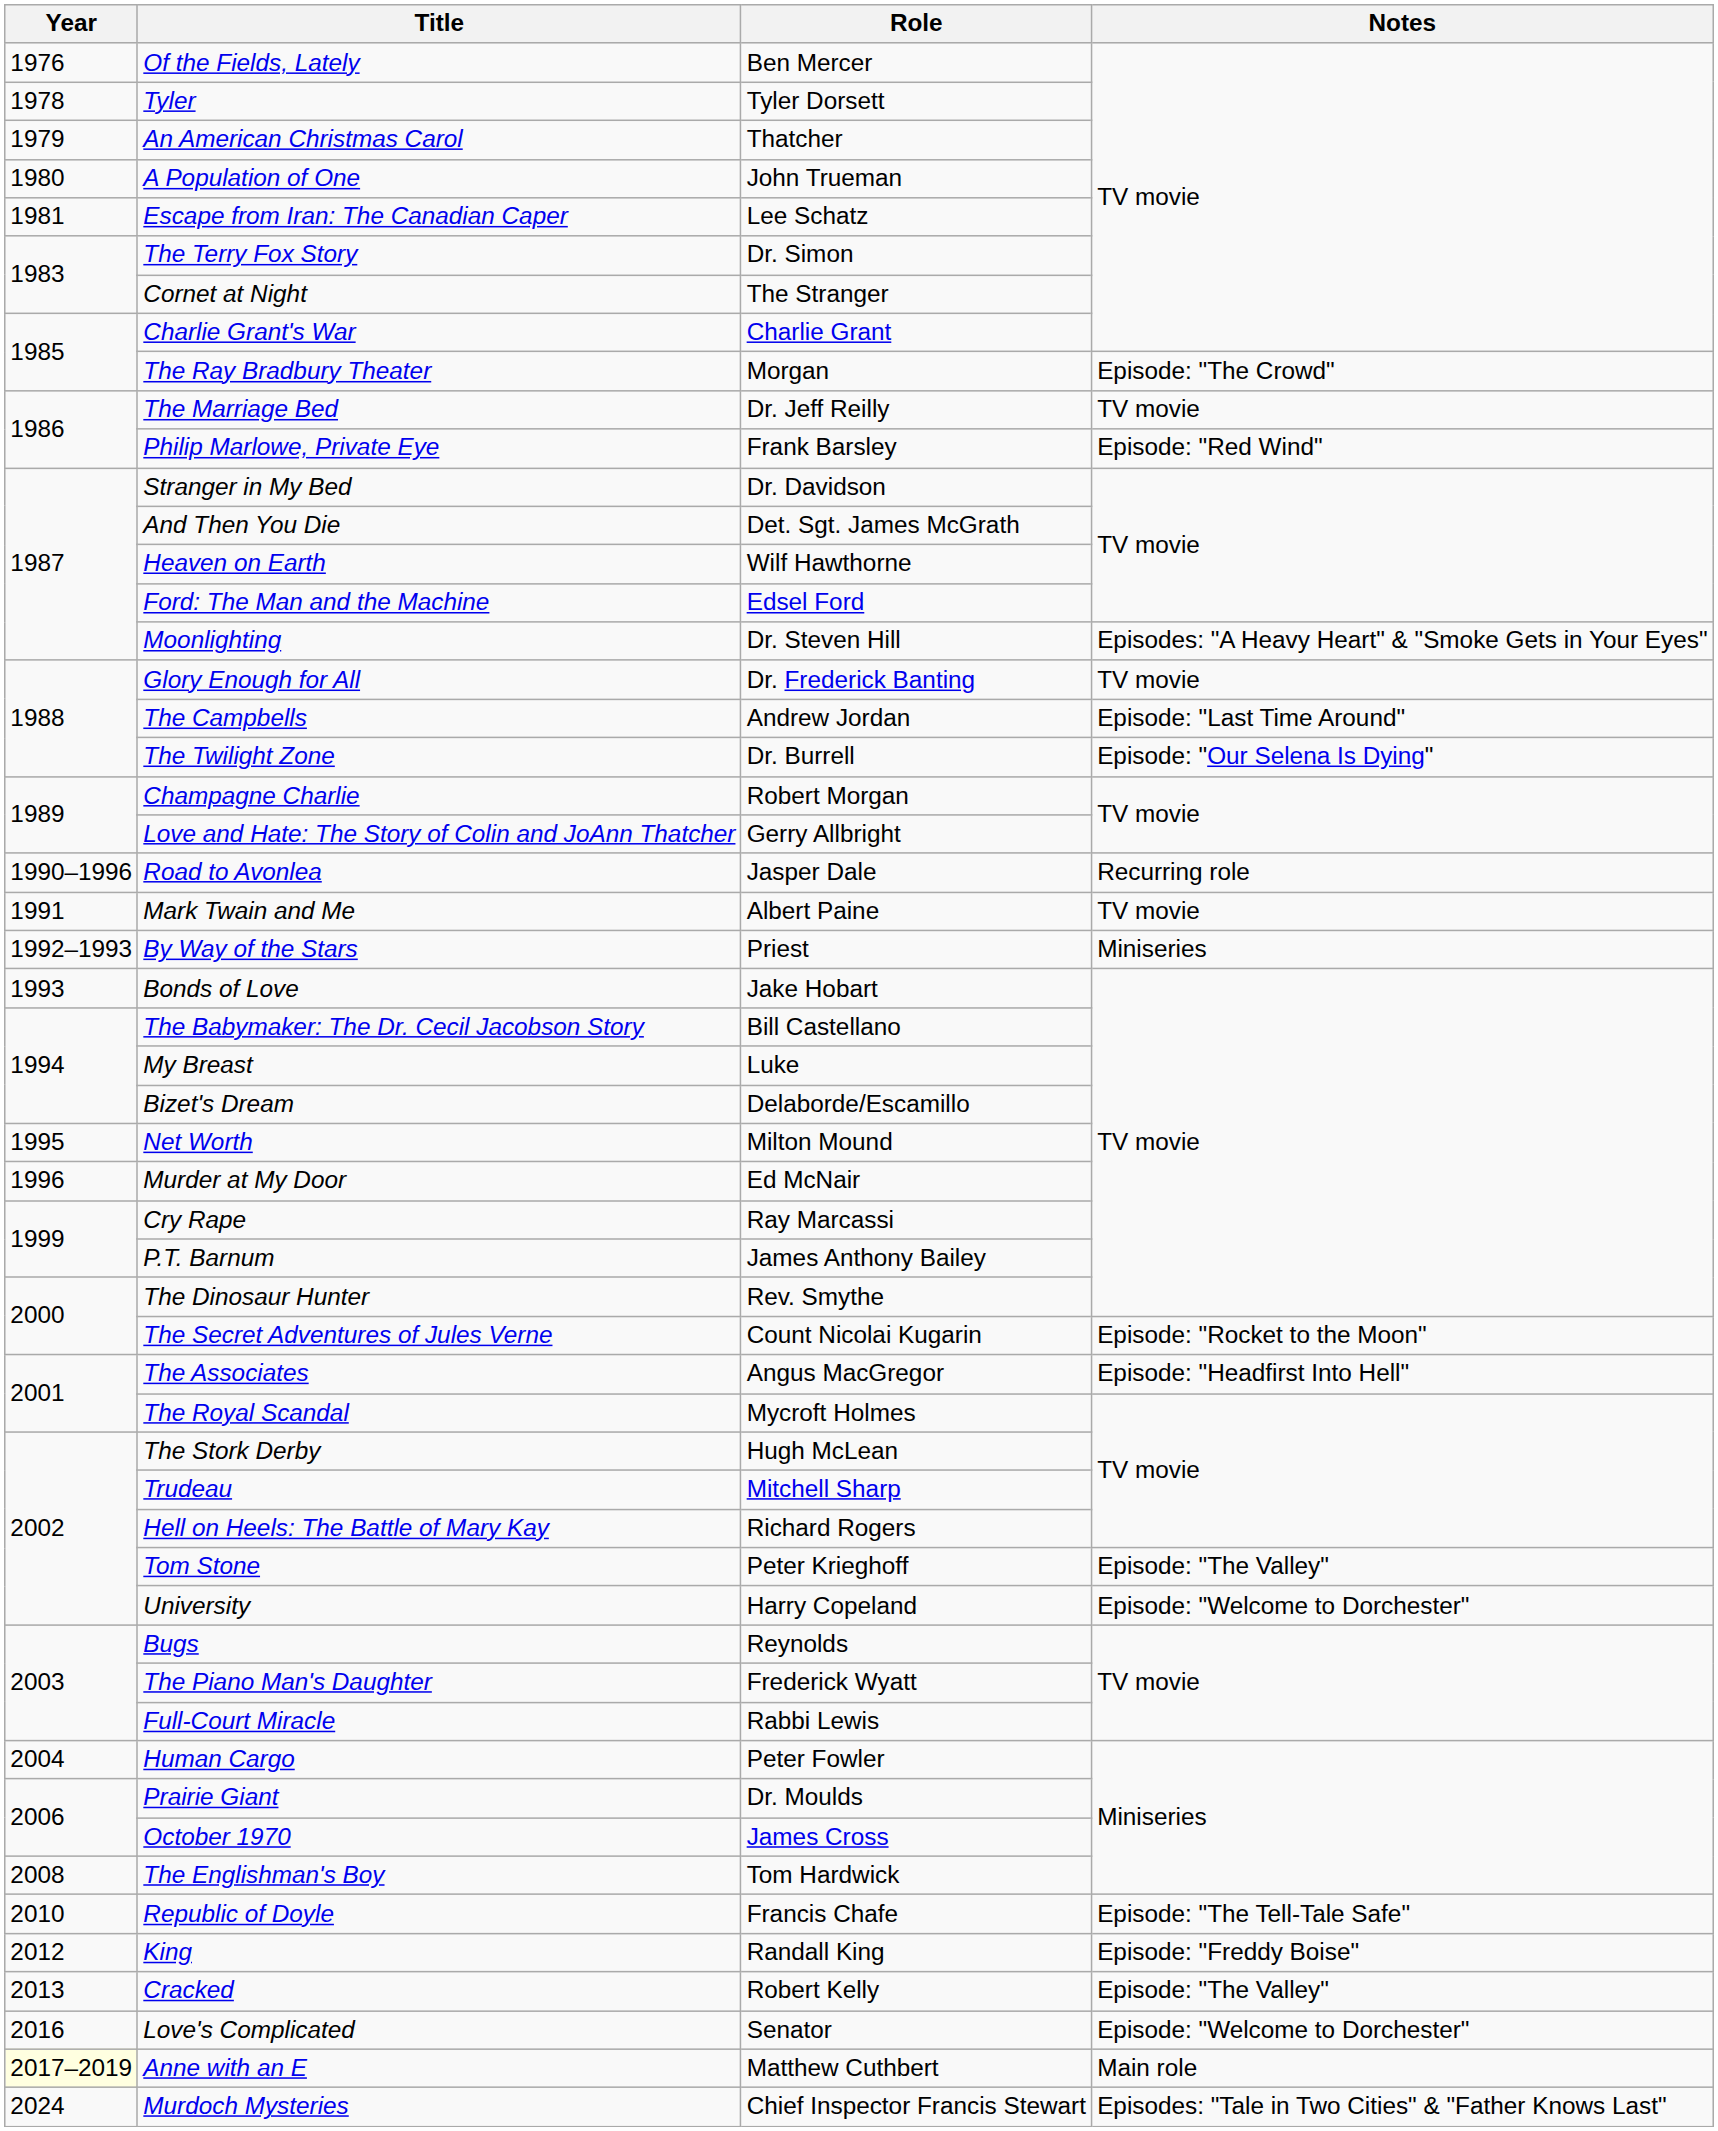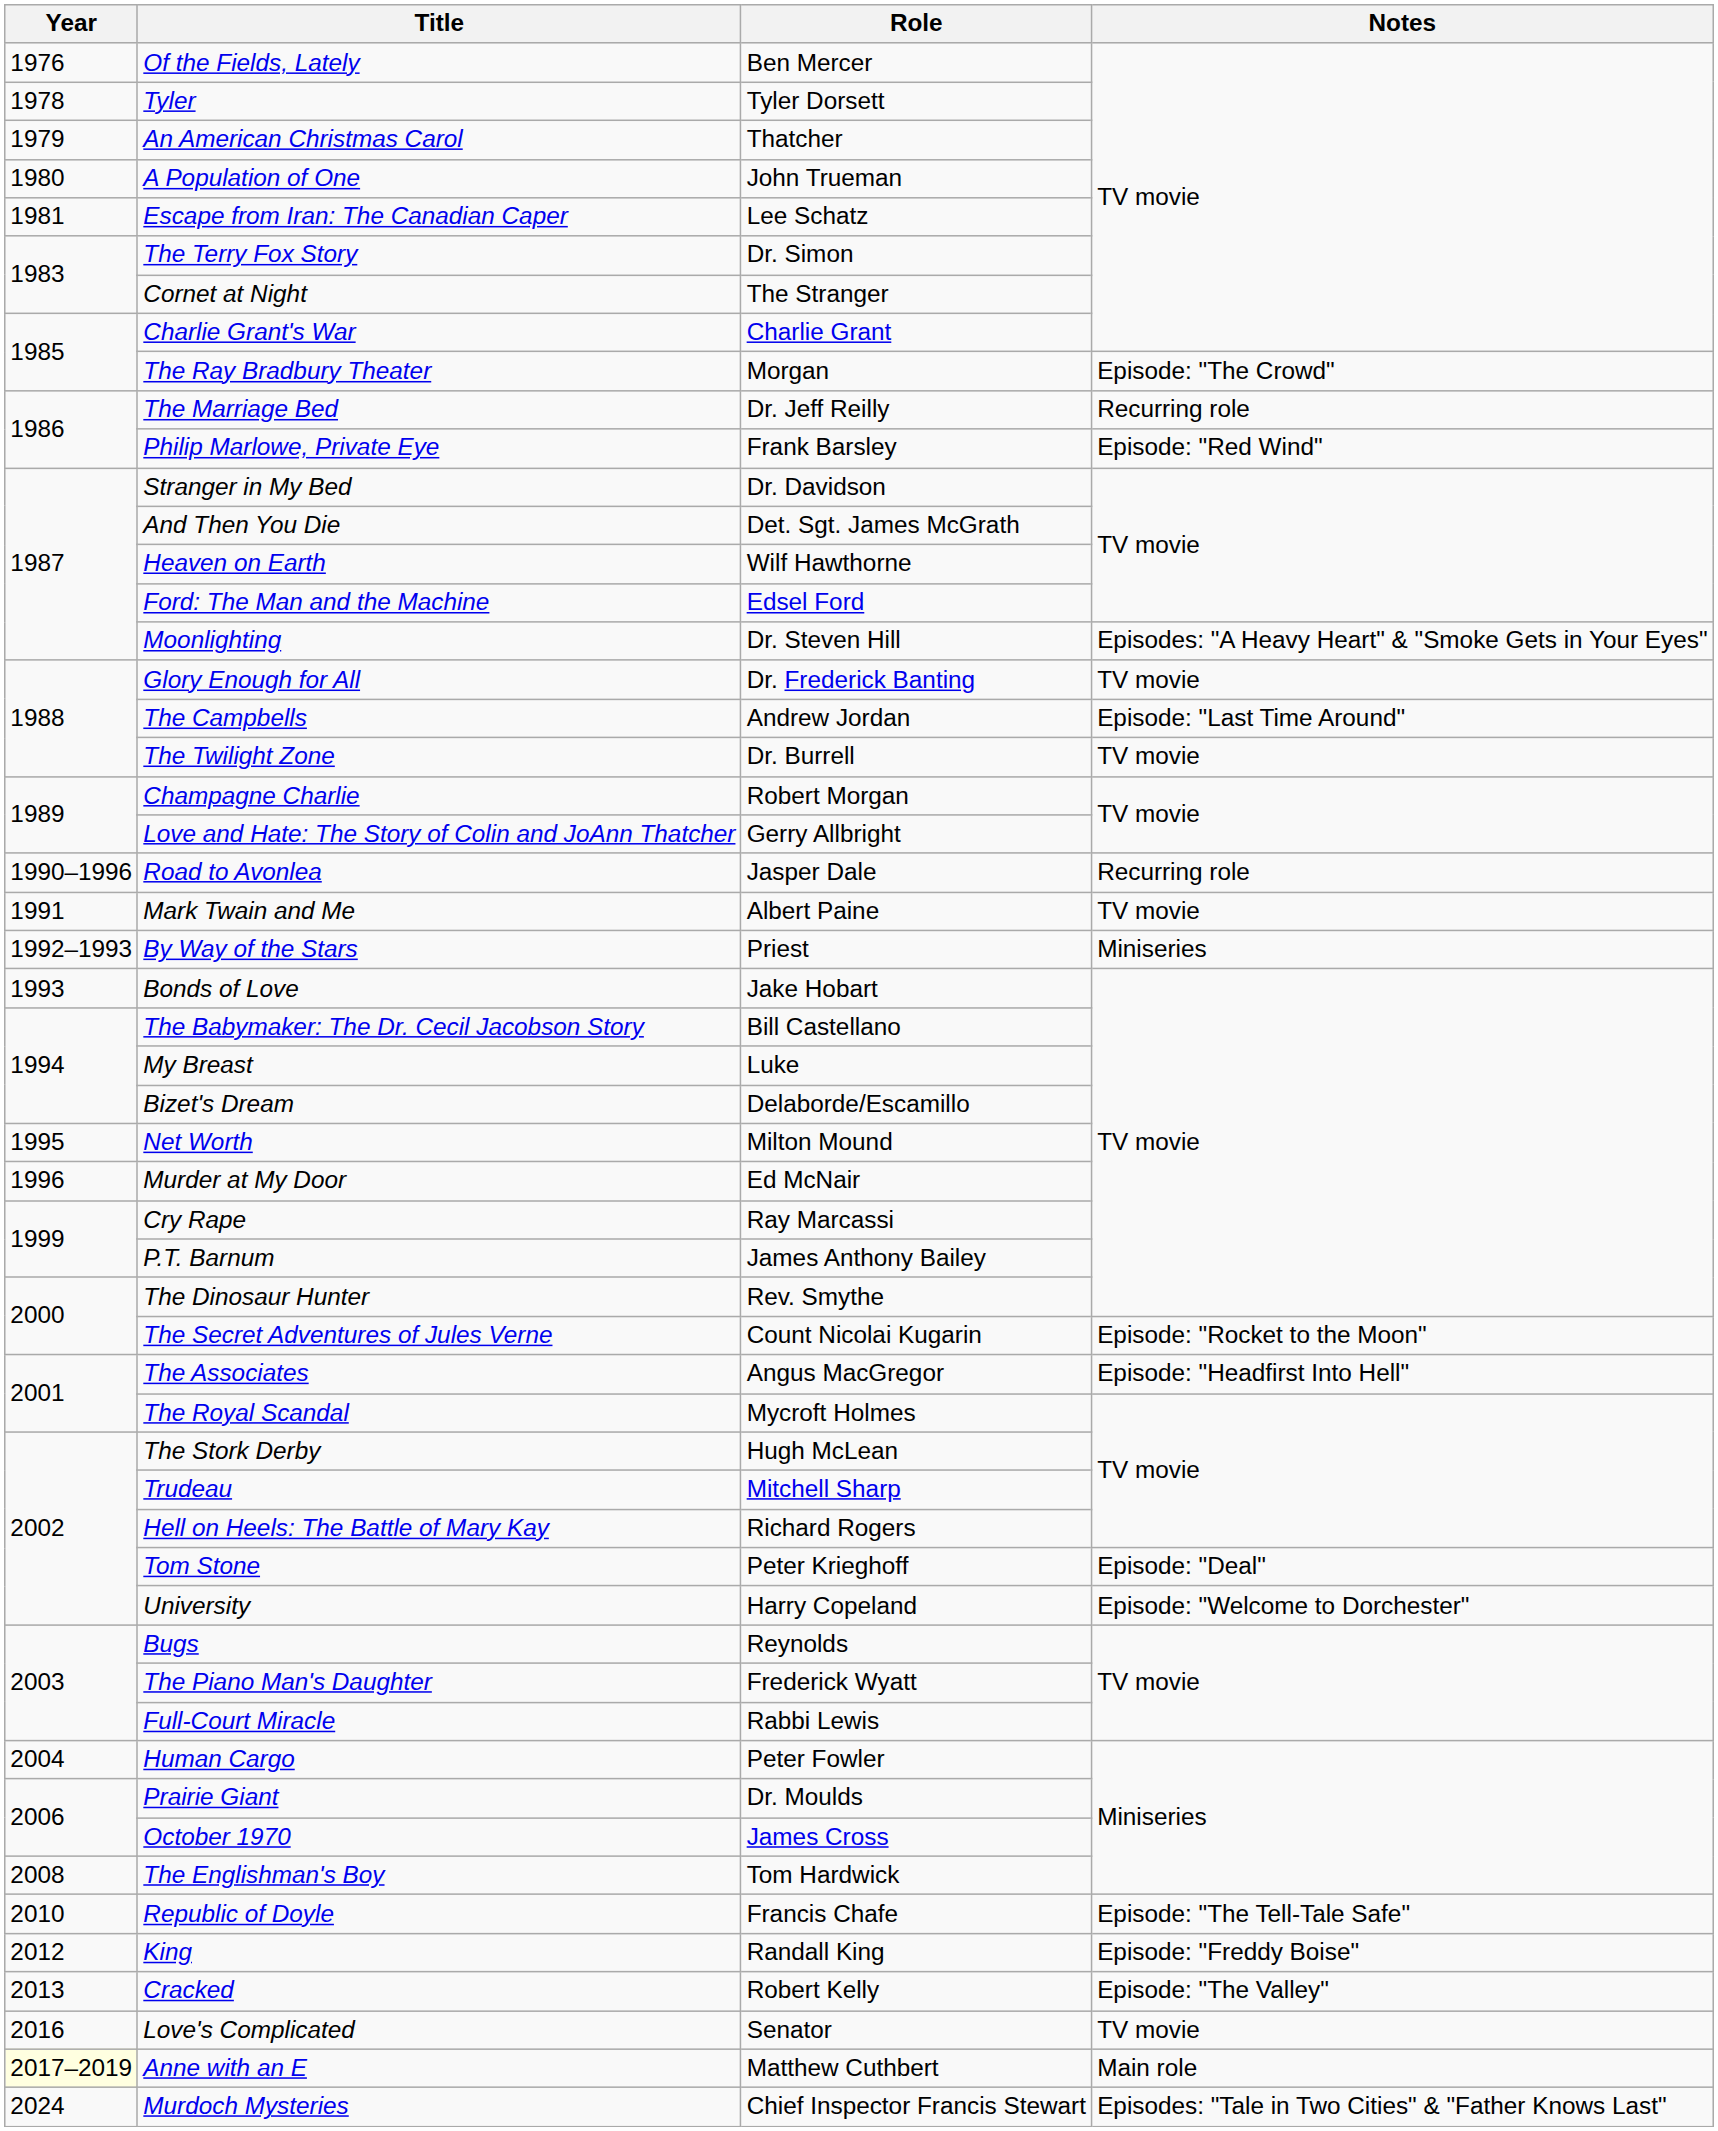(1149, 409) TV movie -> (1174, 409) Recurring role
(1265, 756) Episode: "Our Selena Is Dying" -> (1149, 756) TV movie
(1213, 1566) Episode: "The Valley" -> (1181, 1566) Episode: "Deal"
(1283, 2029) Episode: "Welcome to Dorchester" -> (1149, 2029) TV movie
